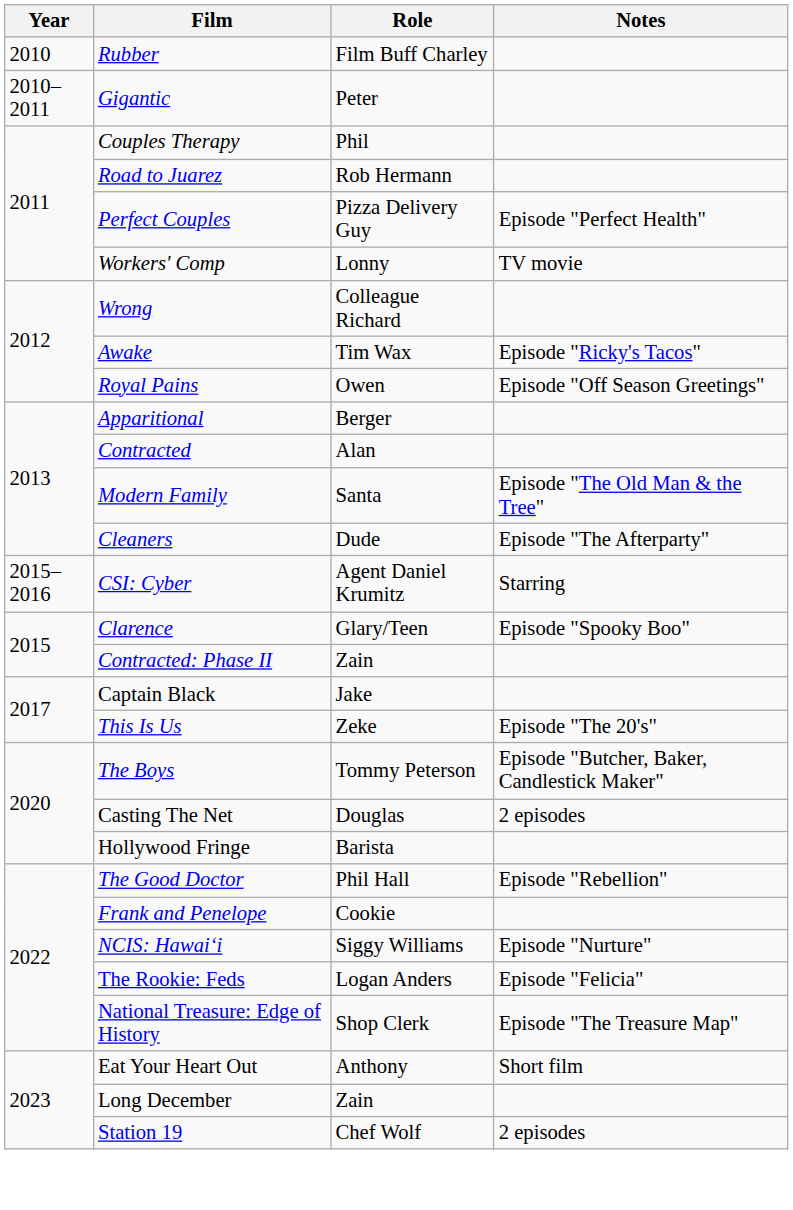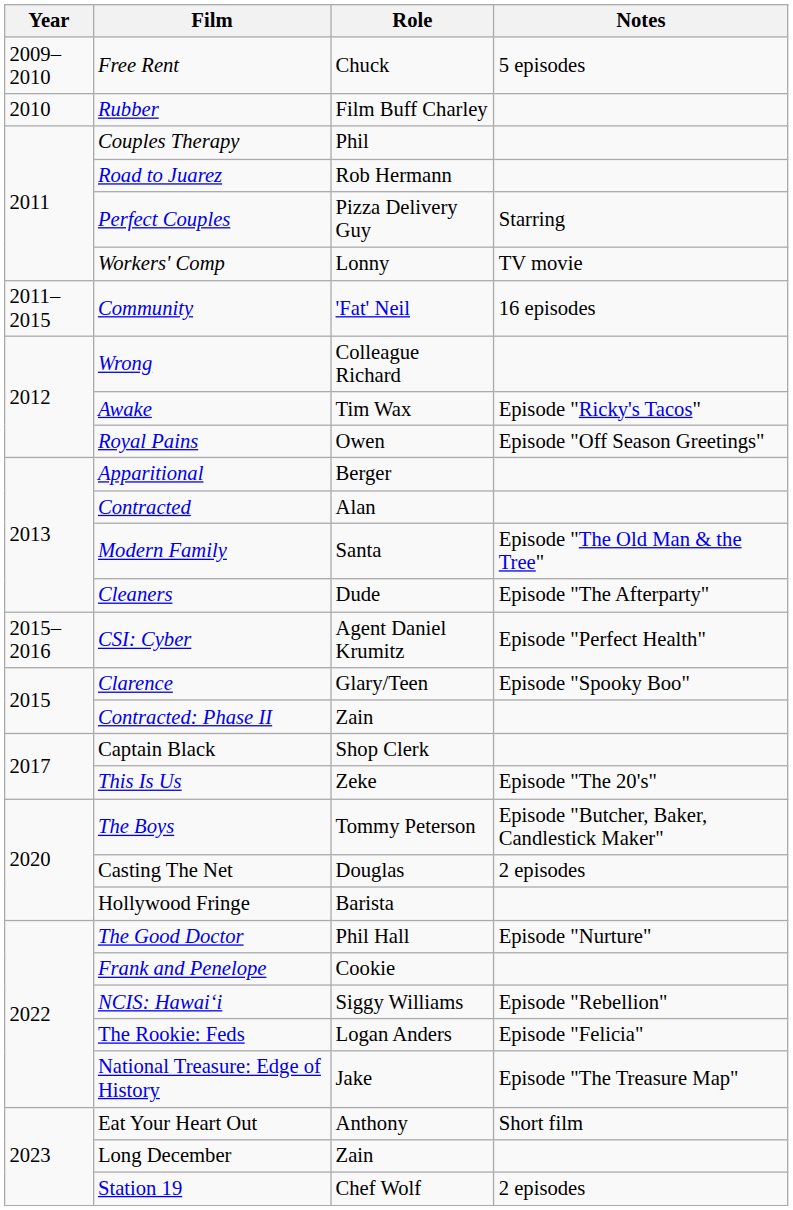+ row: (139, 65)
- row: (134, 97)
(602, 219) Episode "Perfect Health" -> (532, 219) Starring
+ row: (146, 308)
(532, 583) Starring -> (602, 639) Episode "Perfect Health"
(354, 693) Jake -> (382, 749) Shop Clerk
(583, 880) Episode "Rebellion" -> (575, 936) Episode "Nurture"
(575, 945) Episode "Nurture" -> (583, 1001) Episode "Rebellion"
(382, 1022) Shop Clerk -> (354, 1078) Jake
